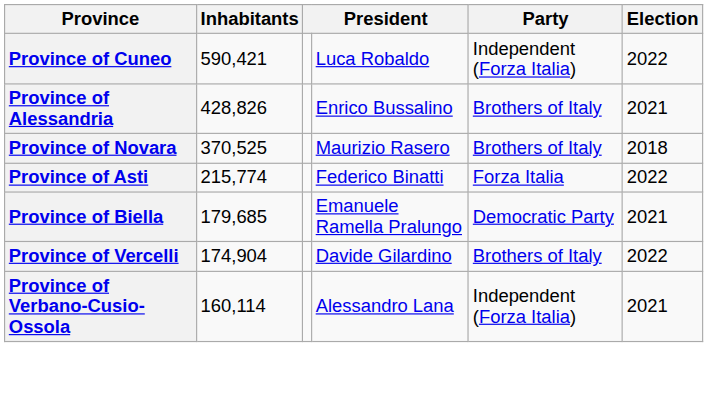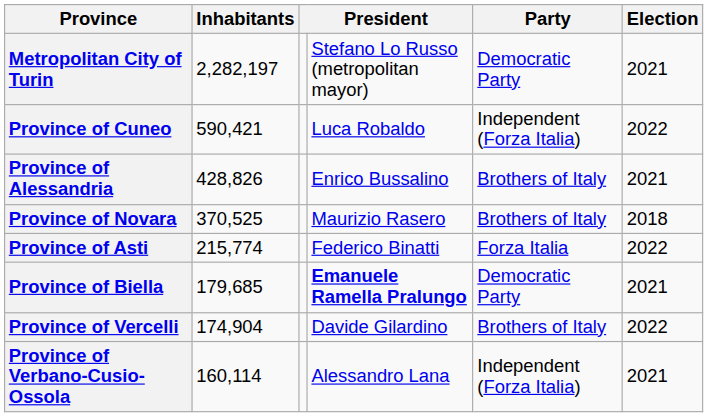+ row: (95, 68)
(389, 216) normal -> (389, 287) bold
